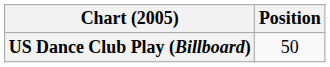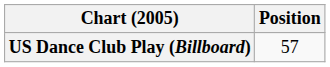(290, 47) 50 -> (290, 47) 57
